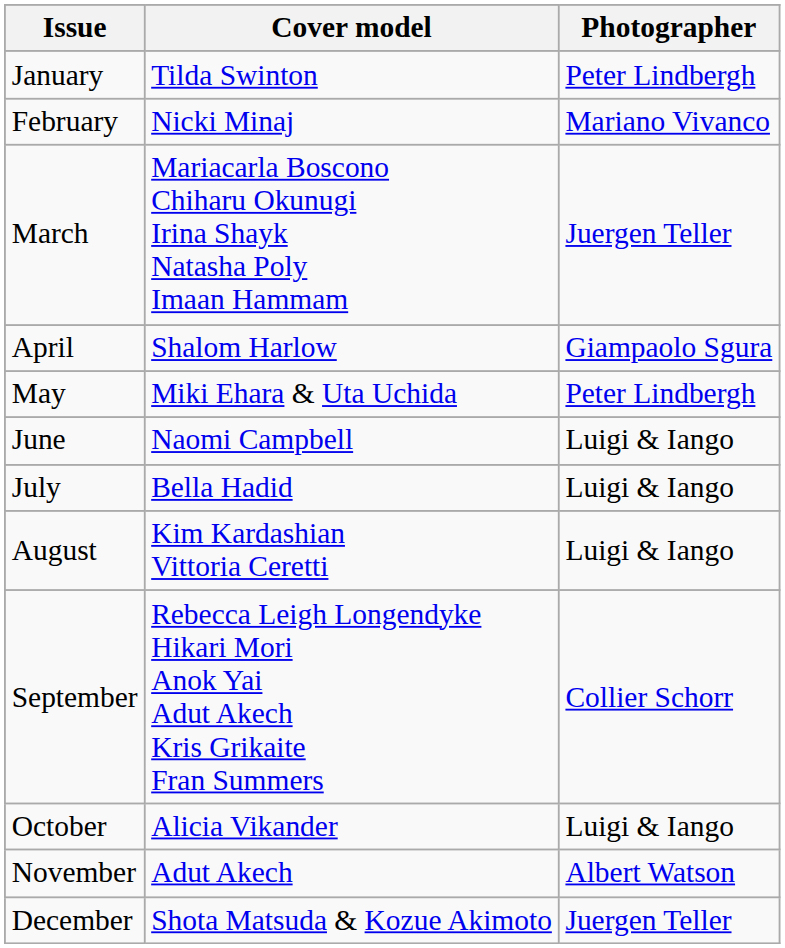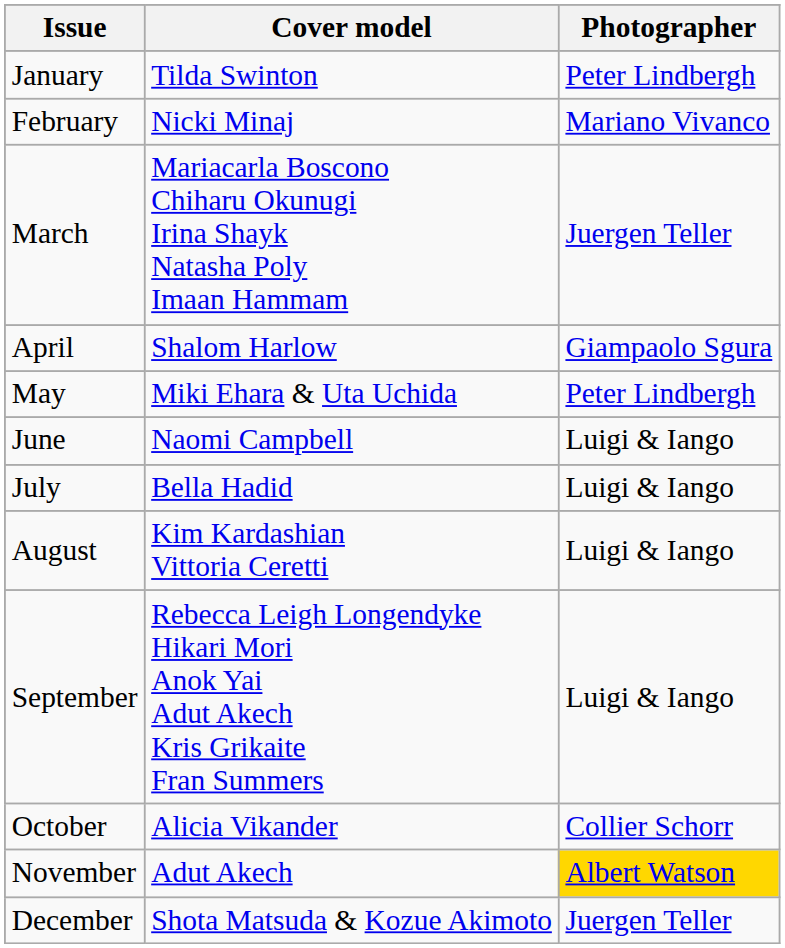(649, 696) Collier Schorr -> (650, 696) Luigi & Iango
(650, 825) Luigi & Iango -> (649, 825) Collier Schorr
(650, 872) no background -> (650, 872) gold background
